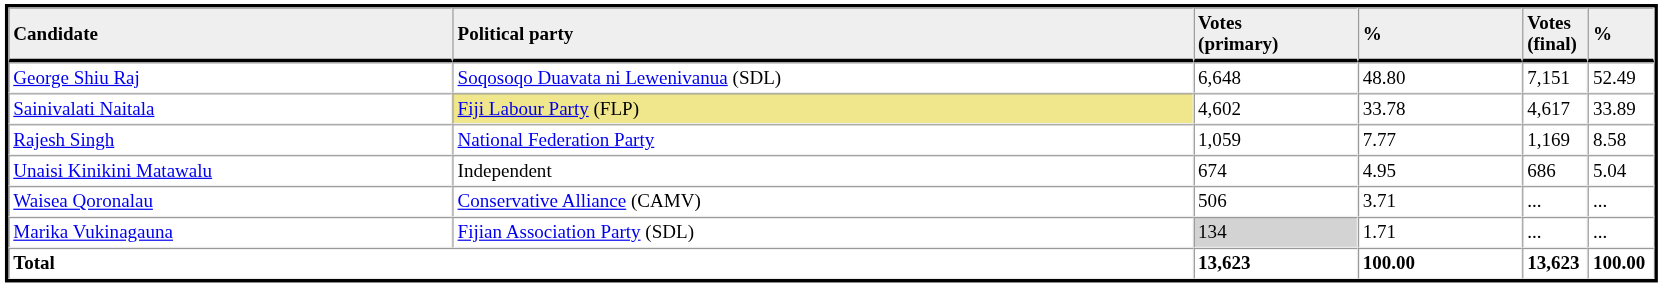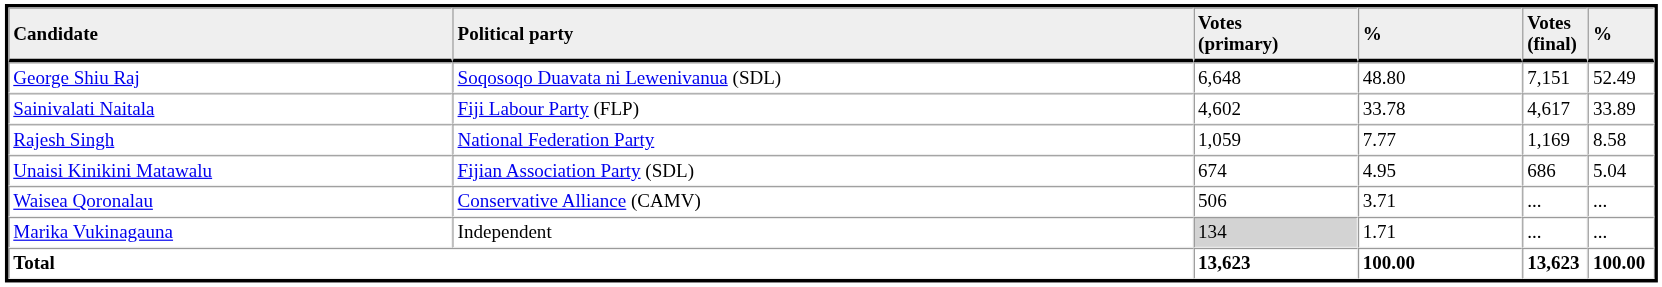(548, 108) khaki background -> (548, 108) no background
(505, 170) Independent -> (576, 170) Fijian Association Party (SDL)
(576, 232) Fijian Association Party (SDL) -> (505, 232) Independent
